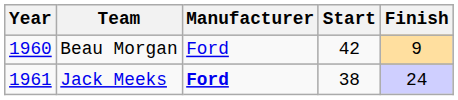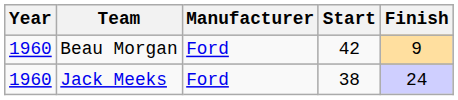(30, 79) 1961 -> (30, 79) 1960
(208, 79) bold -> (208, 79) normal
